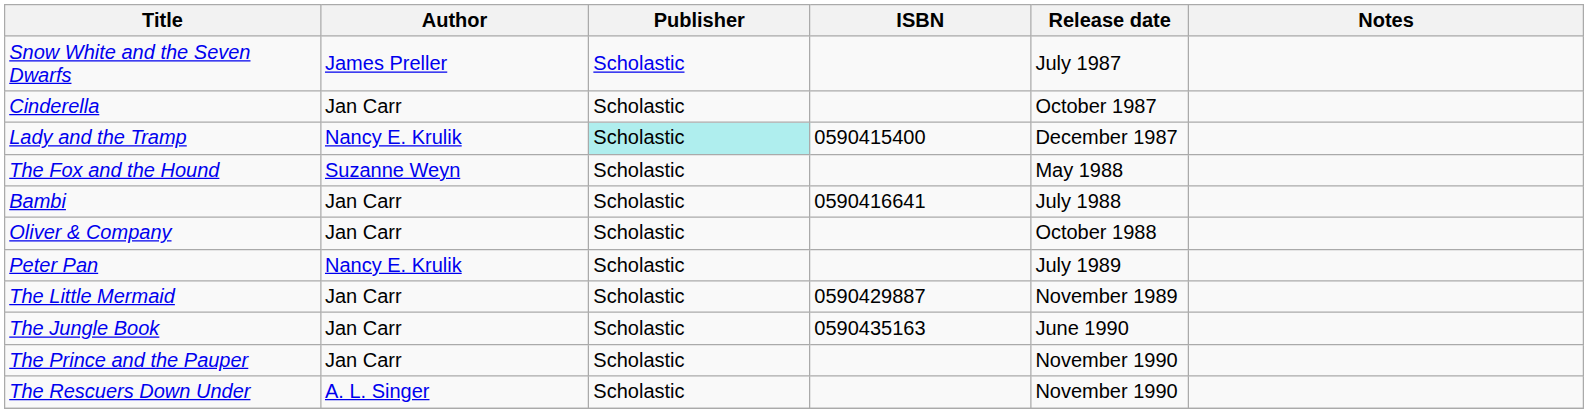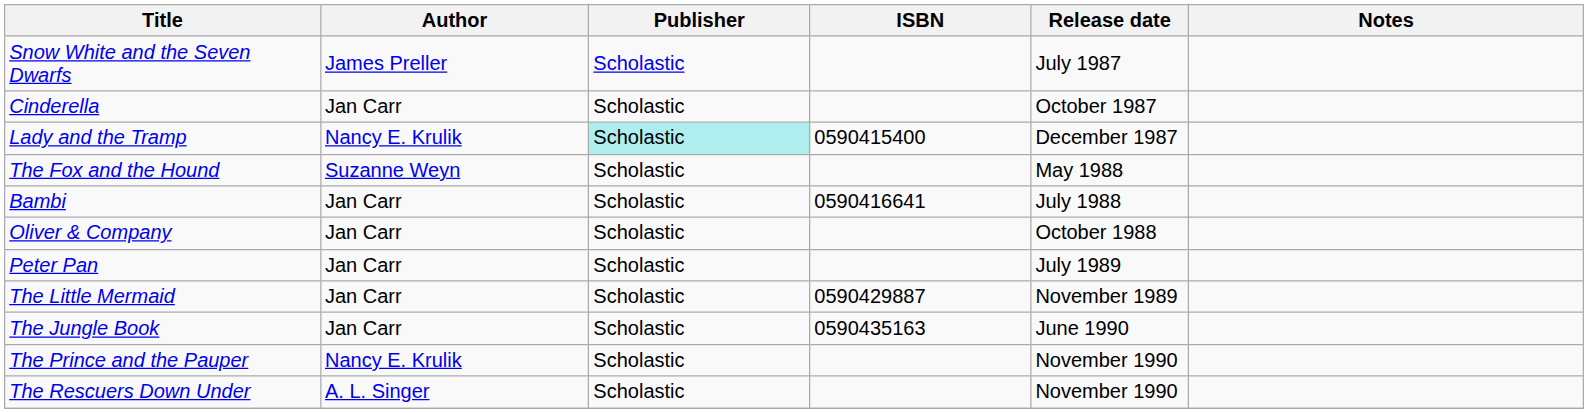(393, 264) Nancy E. Krulik -> (363, 264) Jan Carr
(363, 360) Jan Carr -> (393, 360) Nancy E. Krulik
